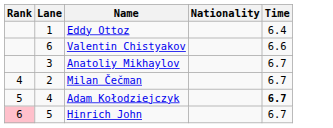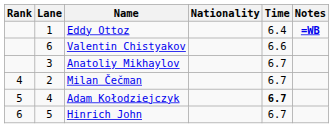+ column: (310, 13)
(19, 115) pink background -> (19, 115) no background
